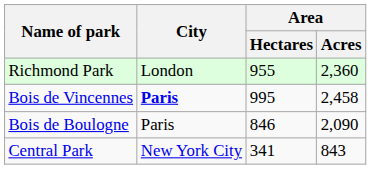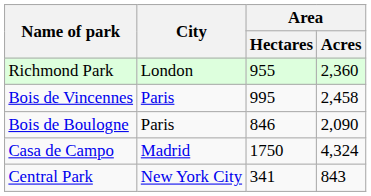(159, 97) bold -> (158, 97) normal
+ row: (61, 151)
